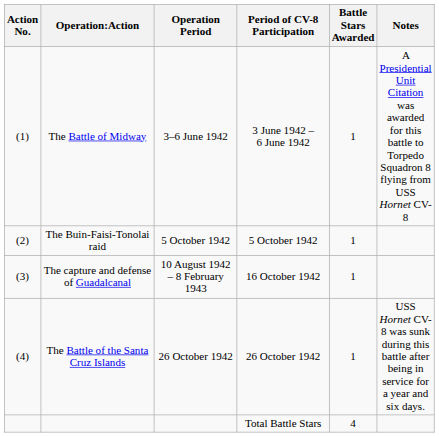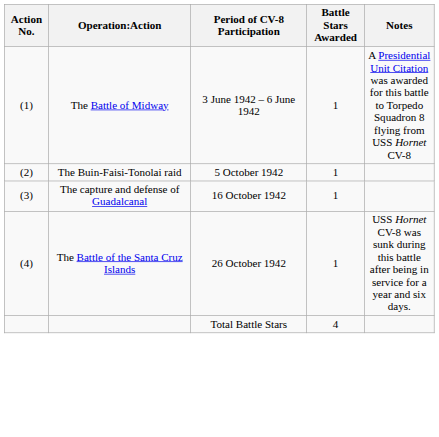- column: (196, 25)
